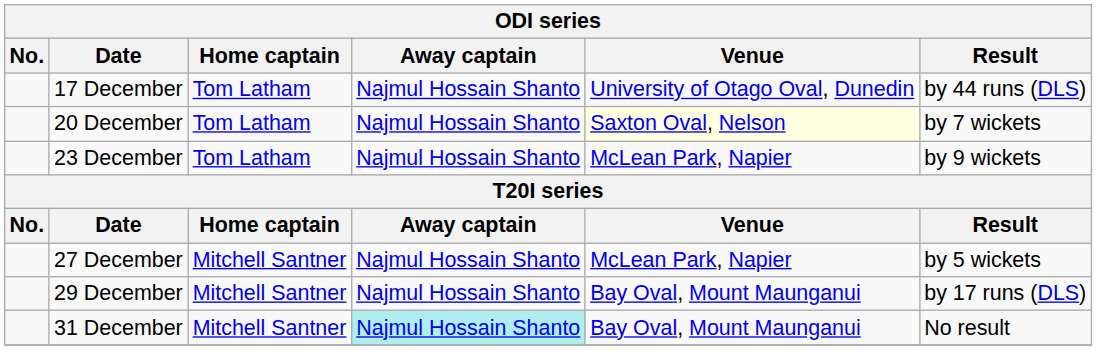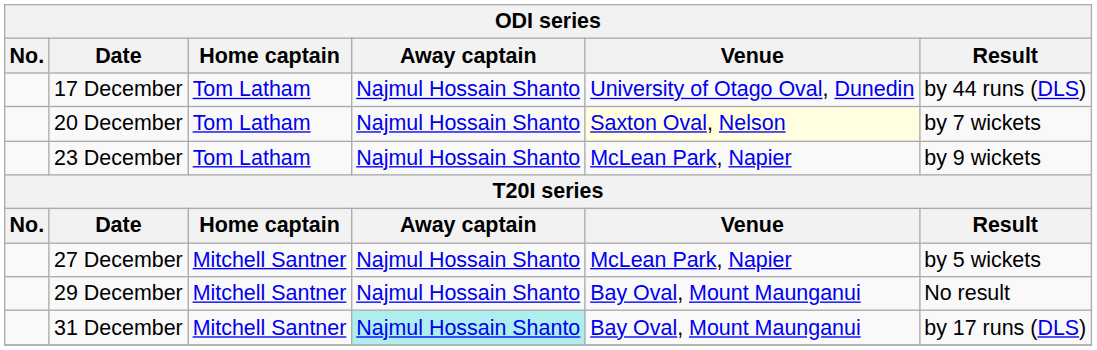(1005, 293) by 17 runs (DLS) -> (967, 293) No result
(967, 327) No result -> (1005, 327) by 17 runs (DLS)
